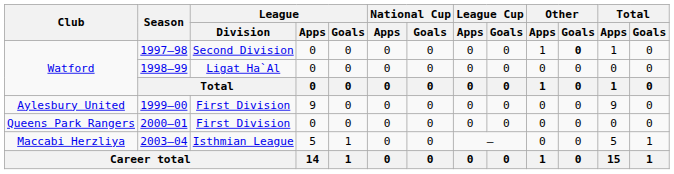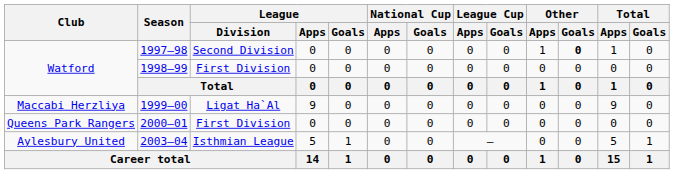(243, 68) Ligat Ha`Al -> (243, 68) First Division
(71, 105) Aylesbury United -> (71, 105) Maccabi Herzliya
(243, 105) First Division -> (243, 105) Ligat Ha`Al
(71, 141) Maccabi Herzliya -> (71, 141) Aylesbury United
